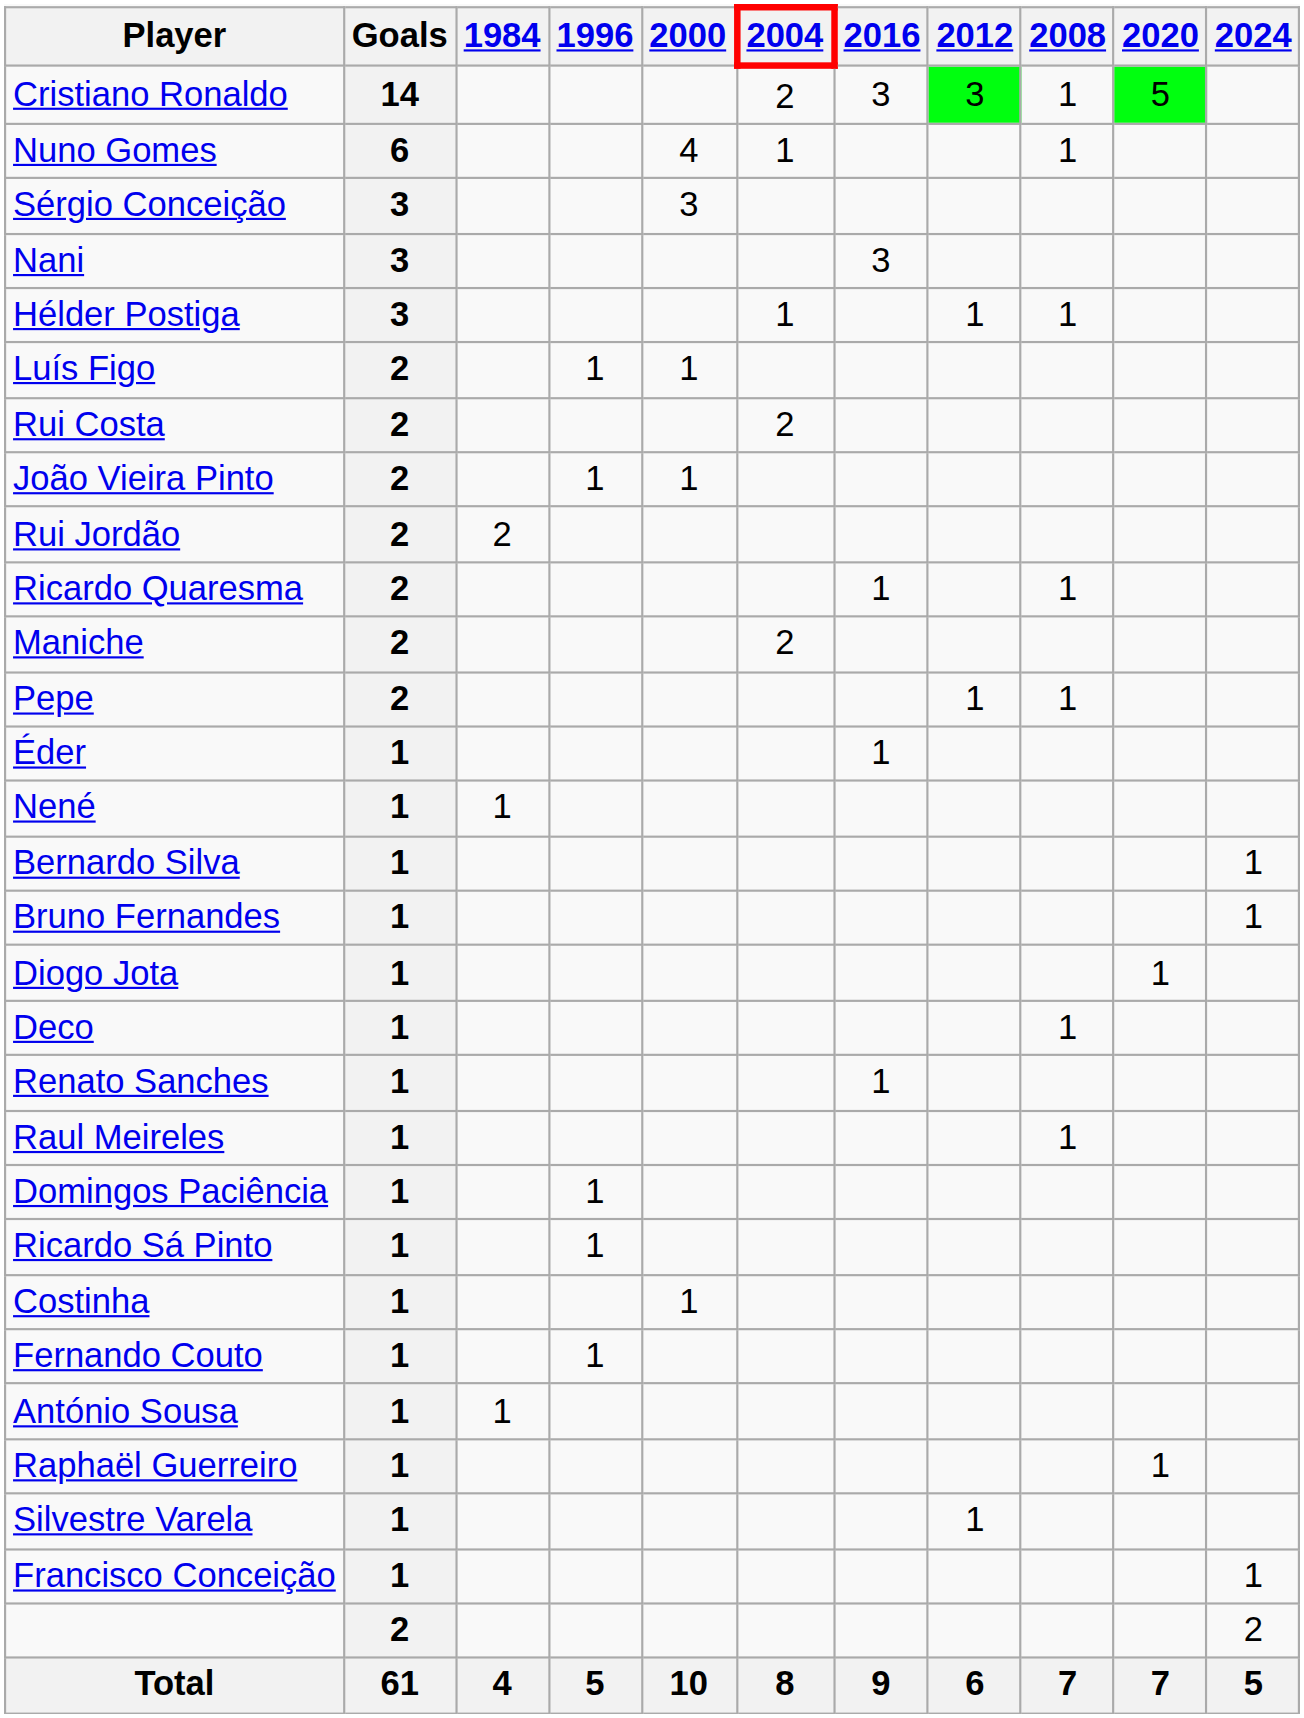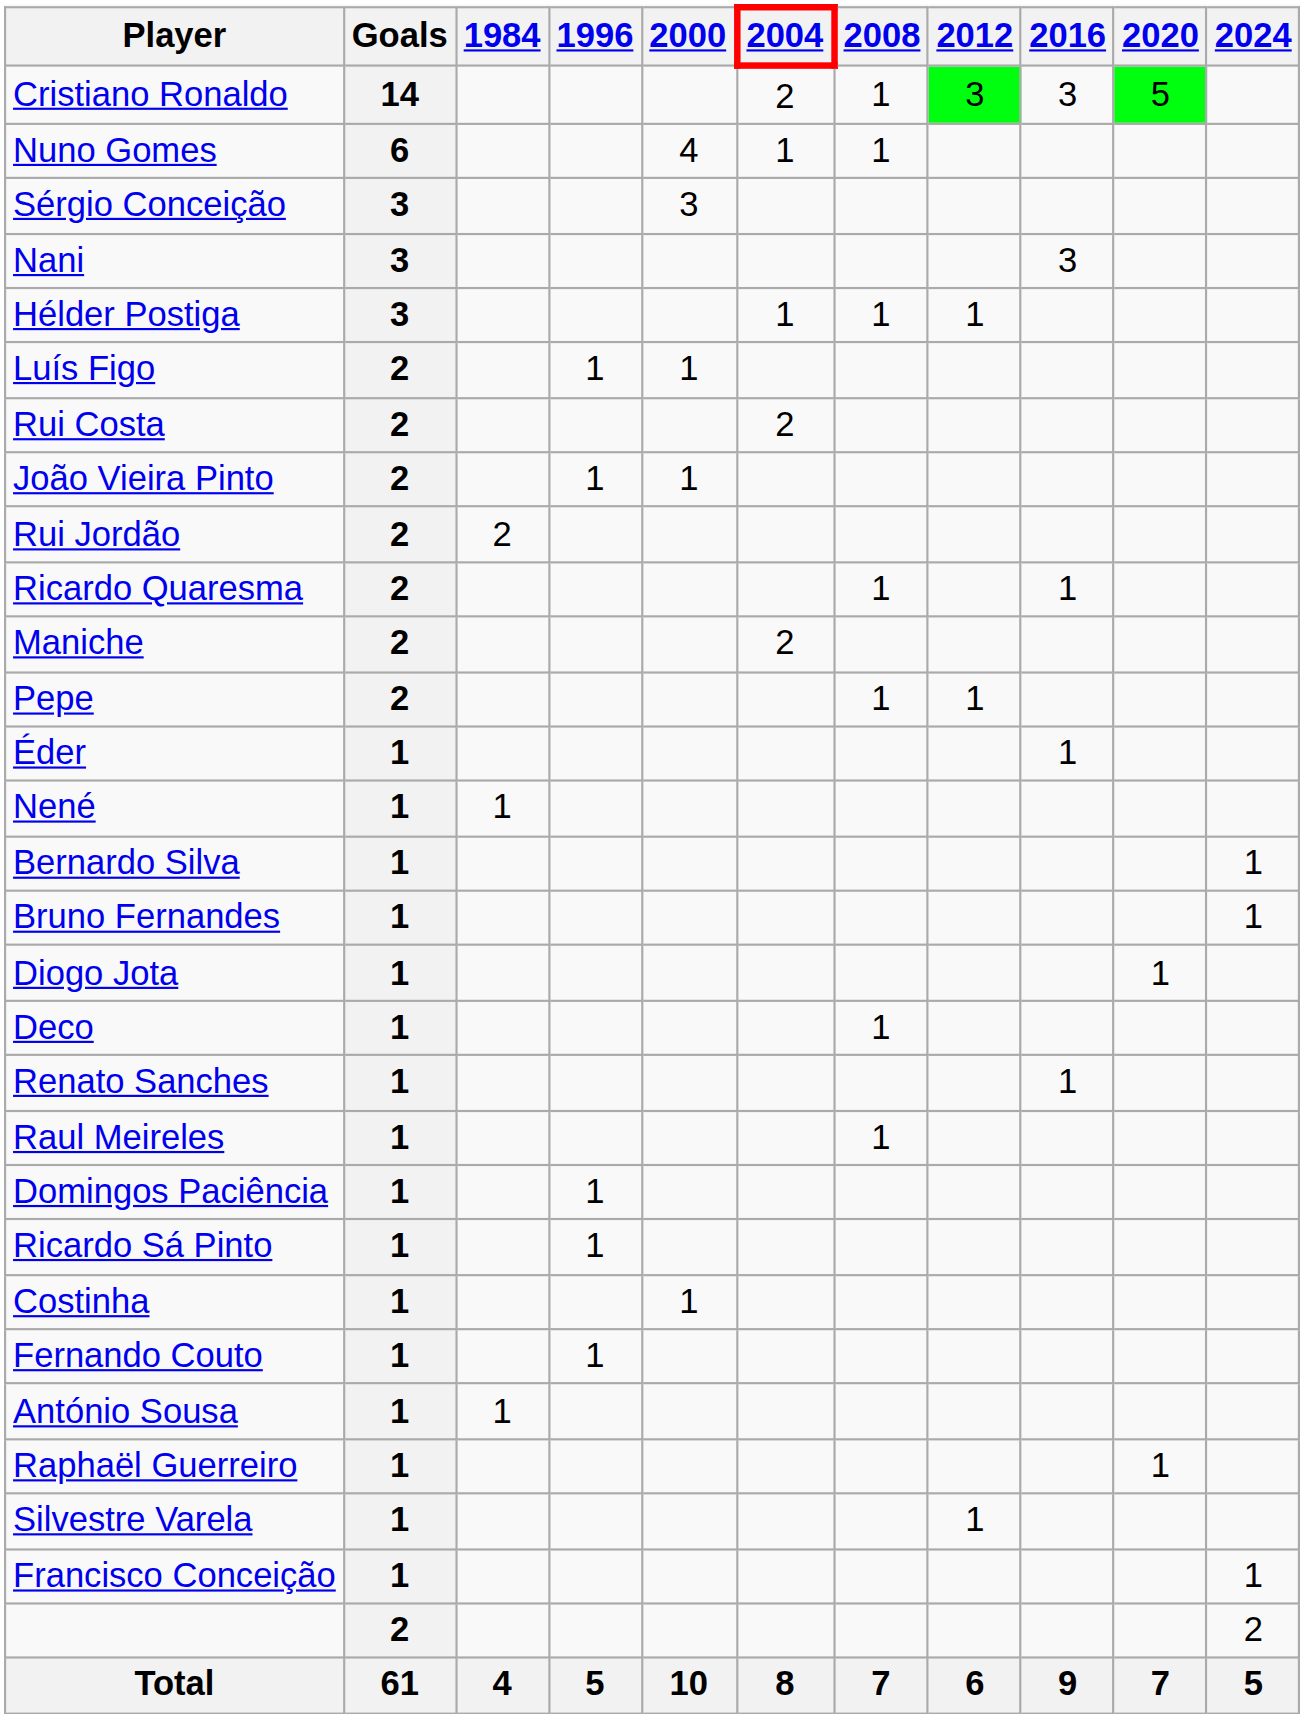columns swapped: (1068, 36) <-> (882, 36)
